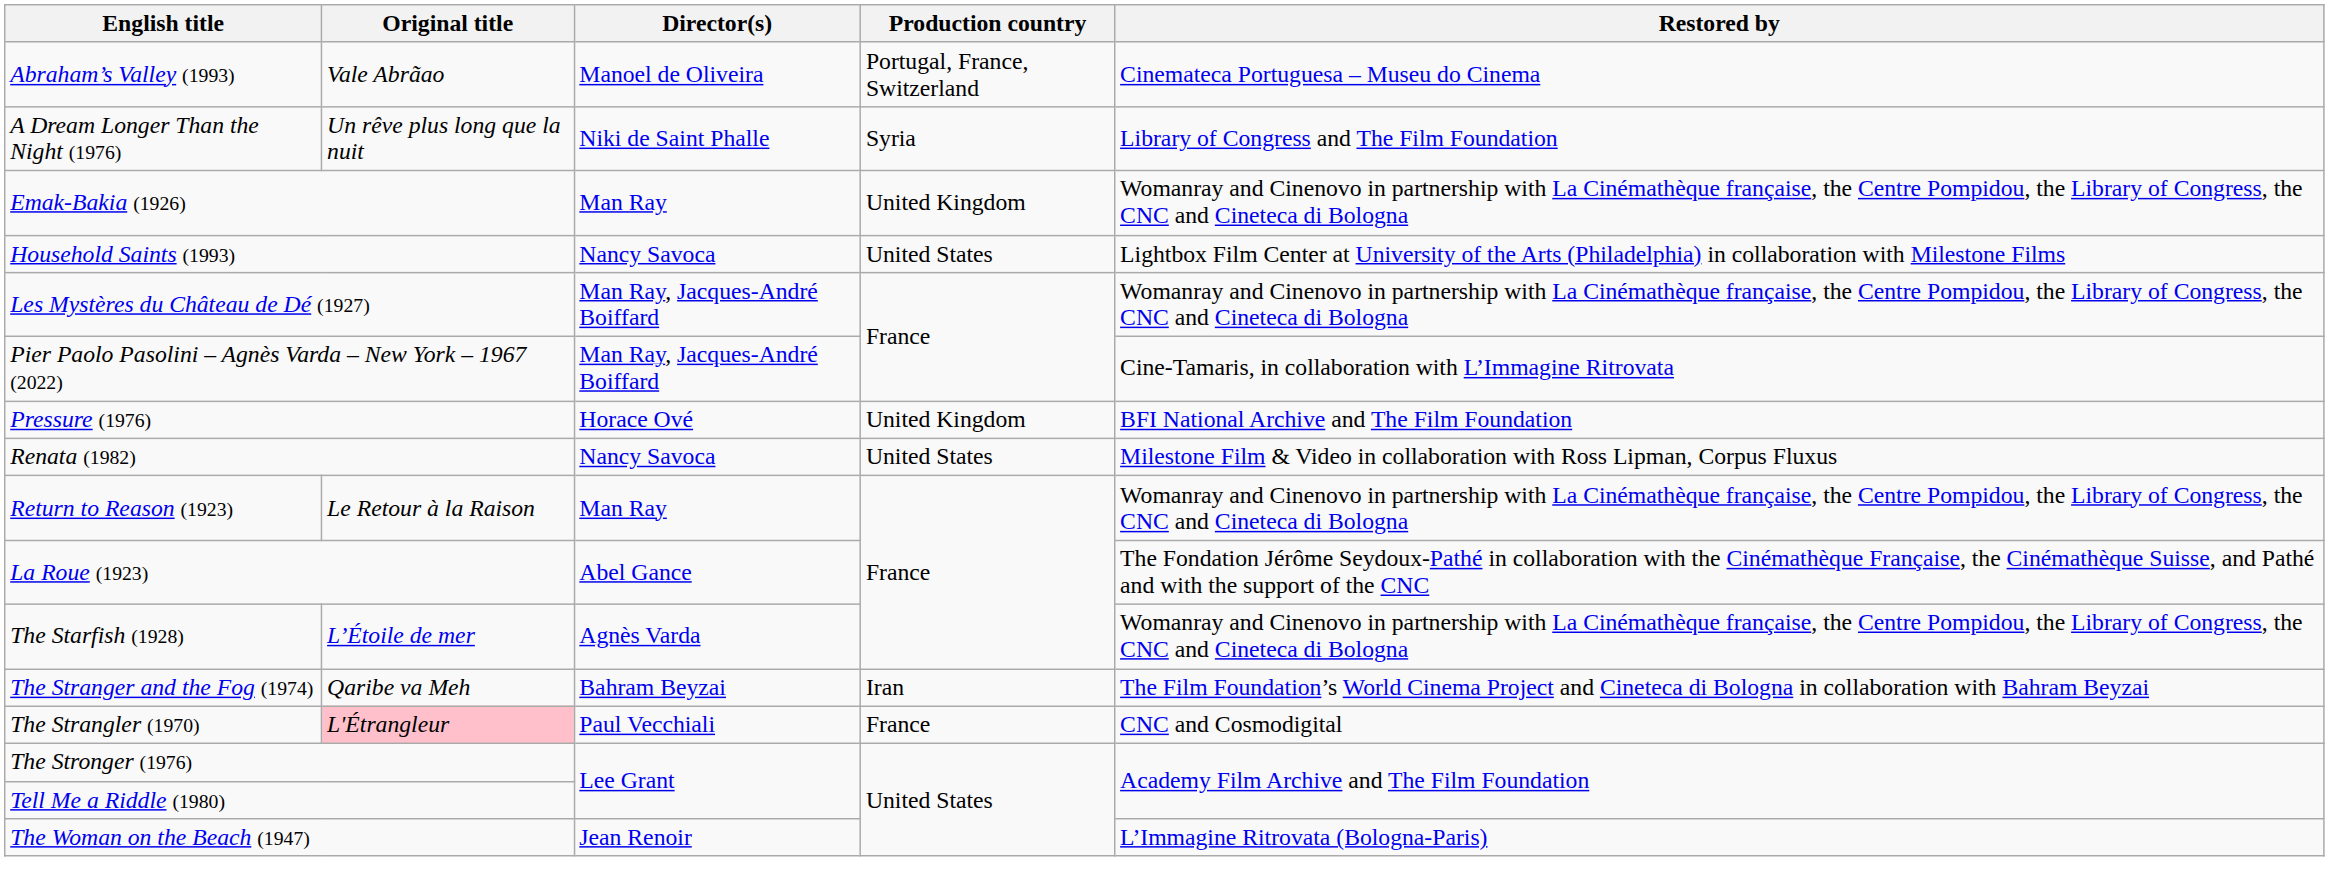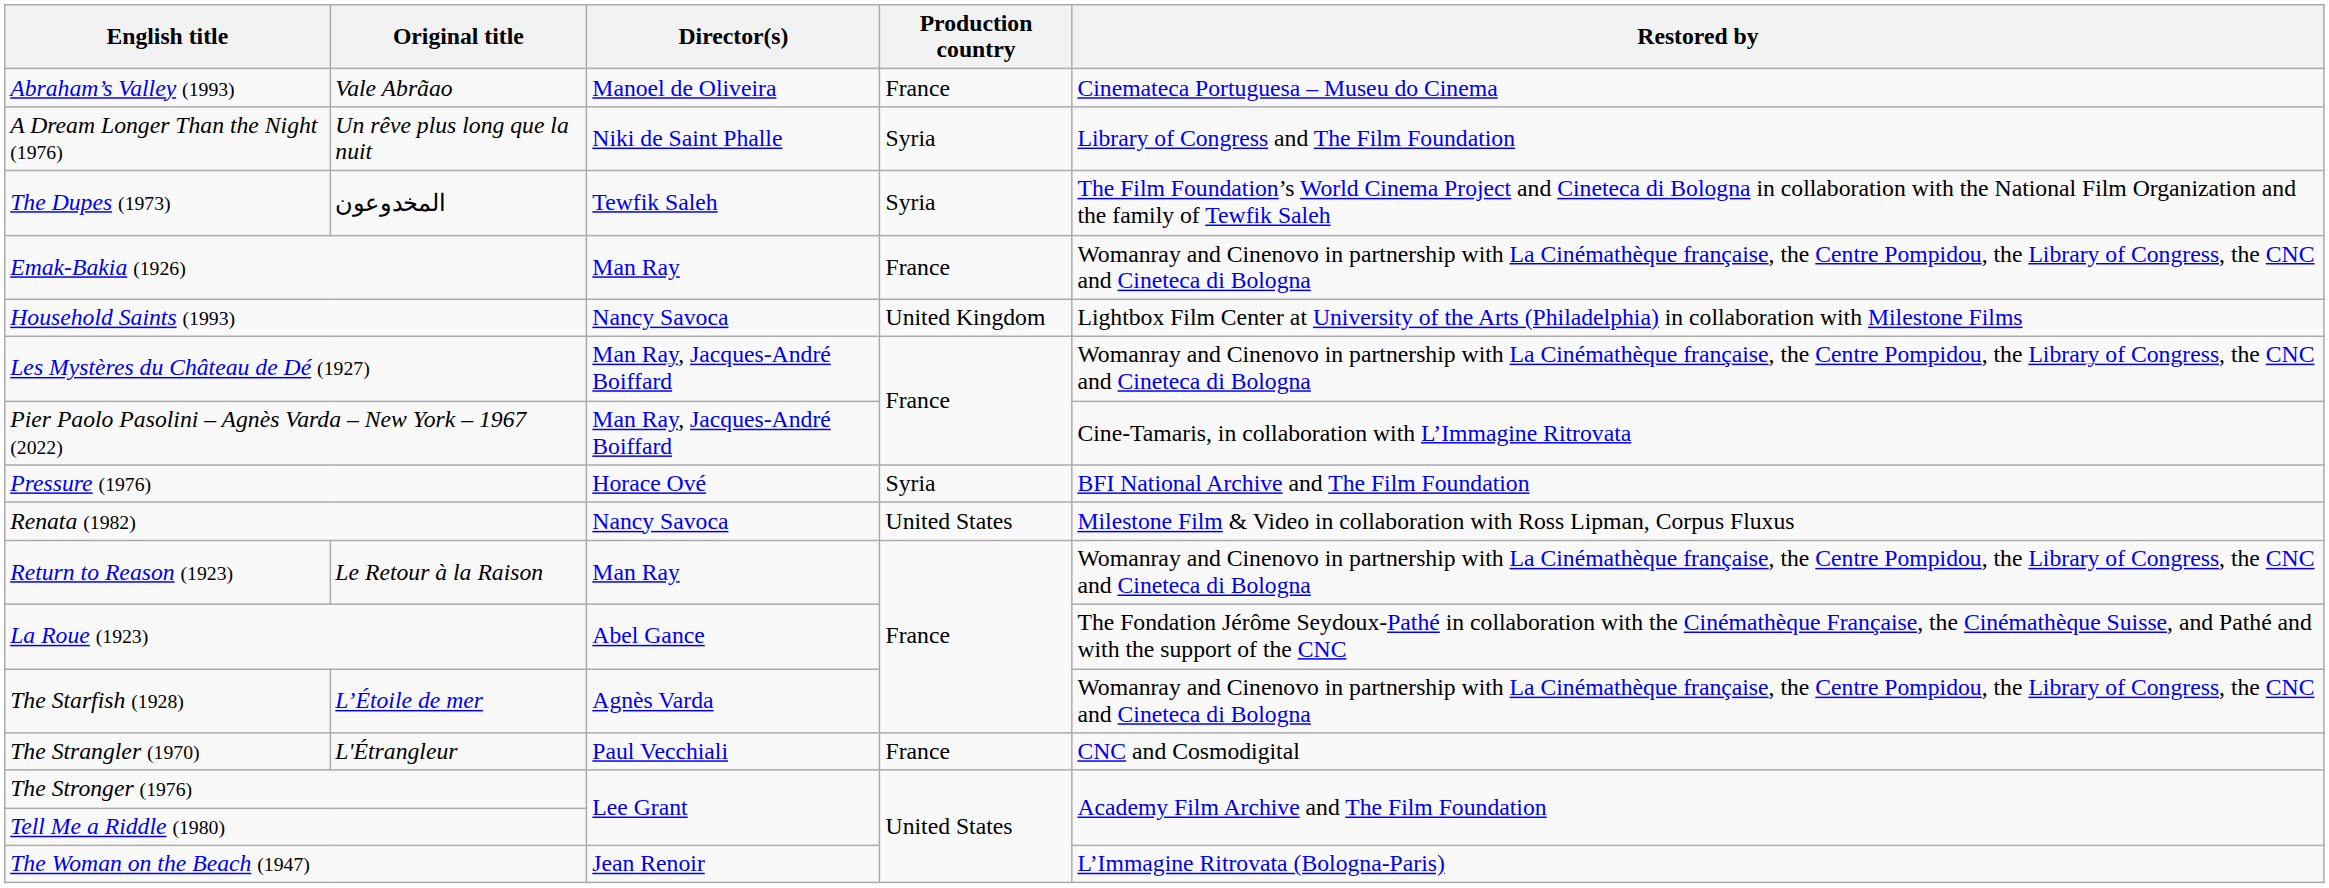(947, 74) Portugal, France, Switzerland -> (918, 87) France
+ row: (90, 202)
(946, 202) United Kingdom -> (918, 266) France
(929, 253) United States -> (965, 317) United Kingdom
(946, 419) United Kingdom -> (911, 483) Syria
- row: (162, 687)
(388, 724) pink background -> (396, 751) no background
